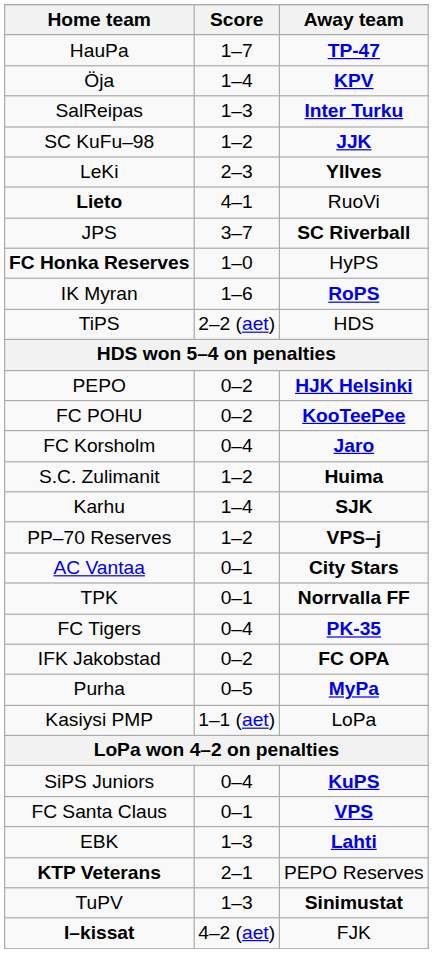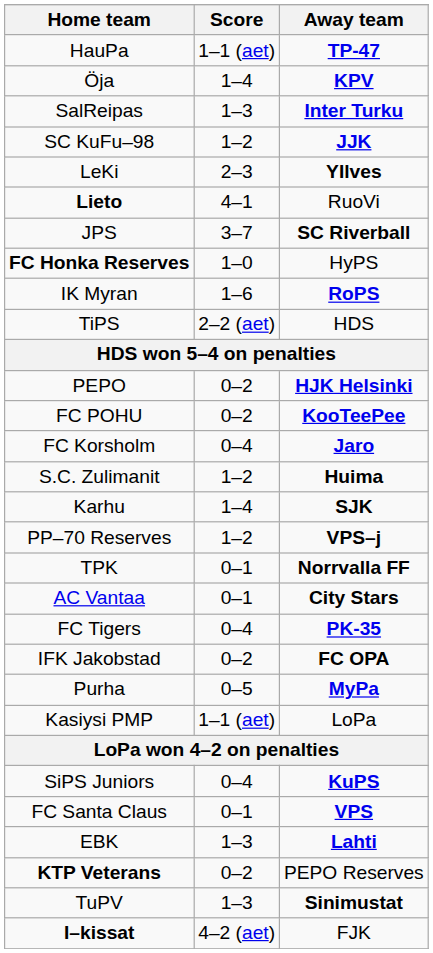(237, 50) 1–7 -> (237, 50) 1–1 (aet)
rows swapped: (99, 598) <-> (99, 567)
(237, 872) 2–1 -> (237, 872) 0–2
